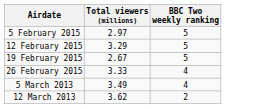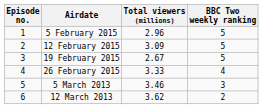+ column: (23, 15)
(117, 33) 2.97 -> (155, 33) 2.96
(117, 46) 3.29 -> (155, 46) 3.09
(117, 85) 3.49 -> (155, 85) 3.46
(186, 85) 4 -> (223, 85) 3
